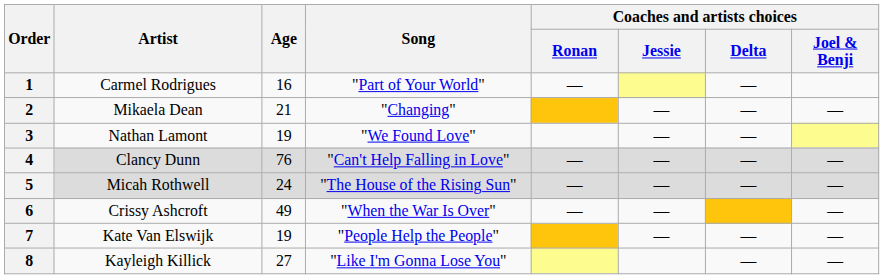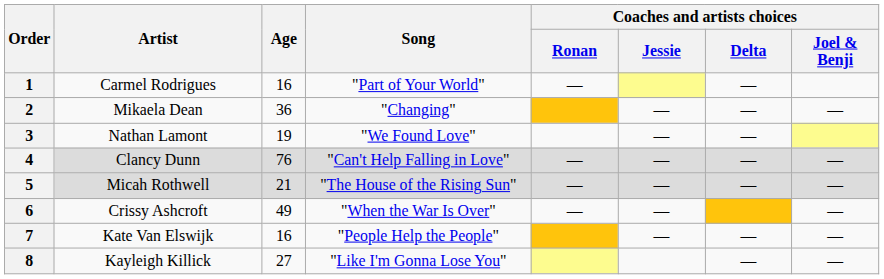(284, 110) 21 -> (284, 110) 36
(284, 185) 24 -> (284, 185) 21
(284, 235) 19 -> (284, 235) 16
